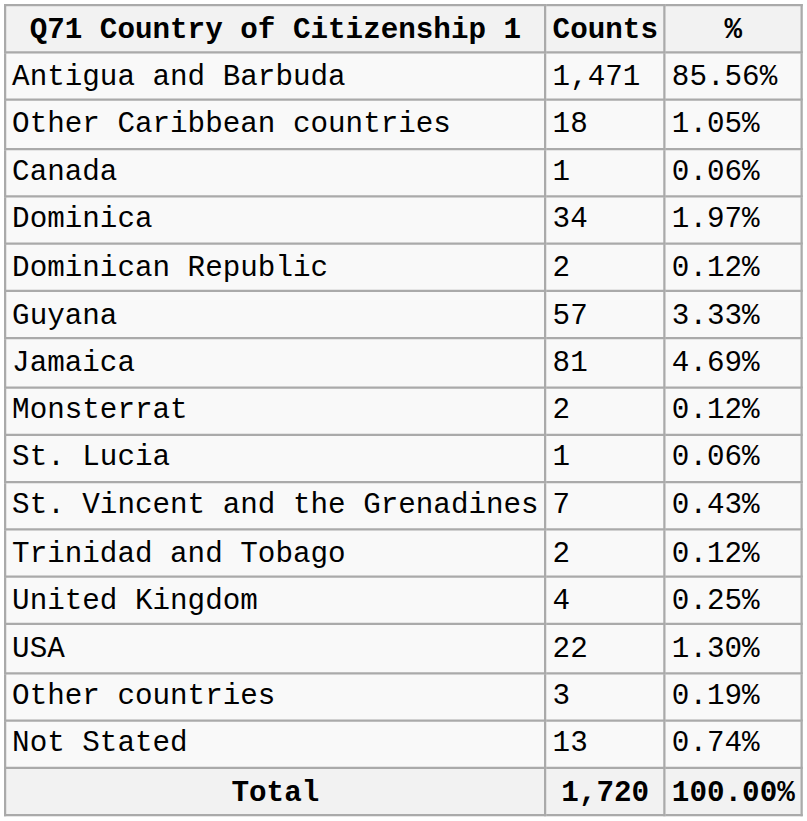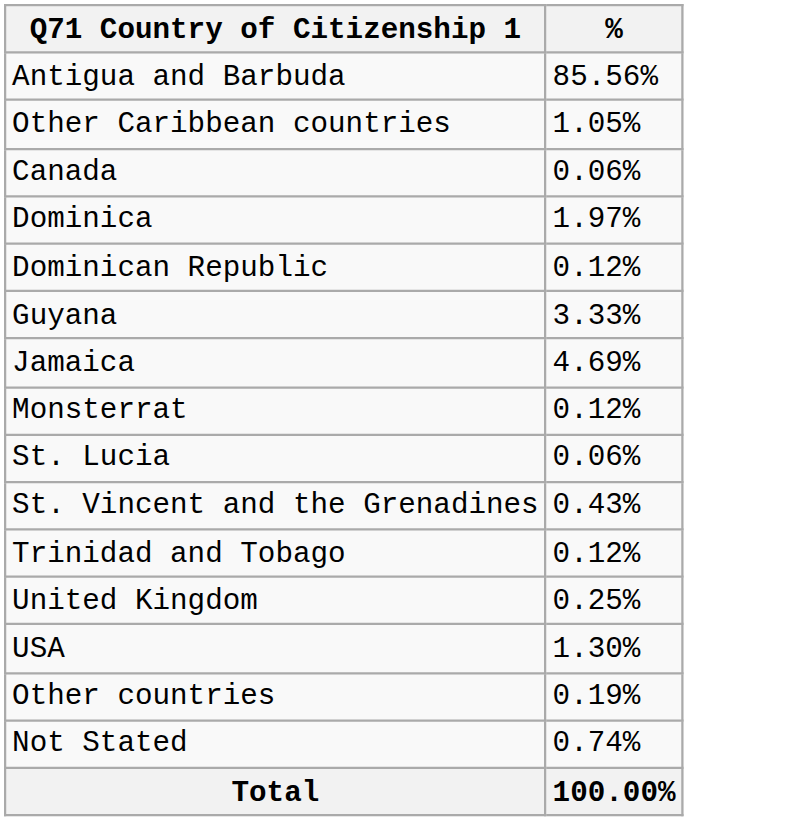- column: (605, 29)
